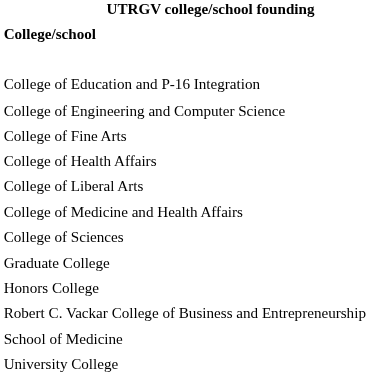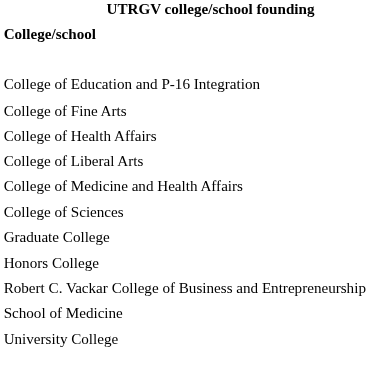- row: (144, 110)
